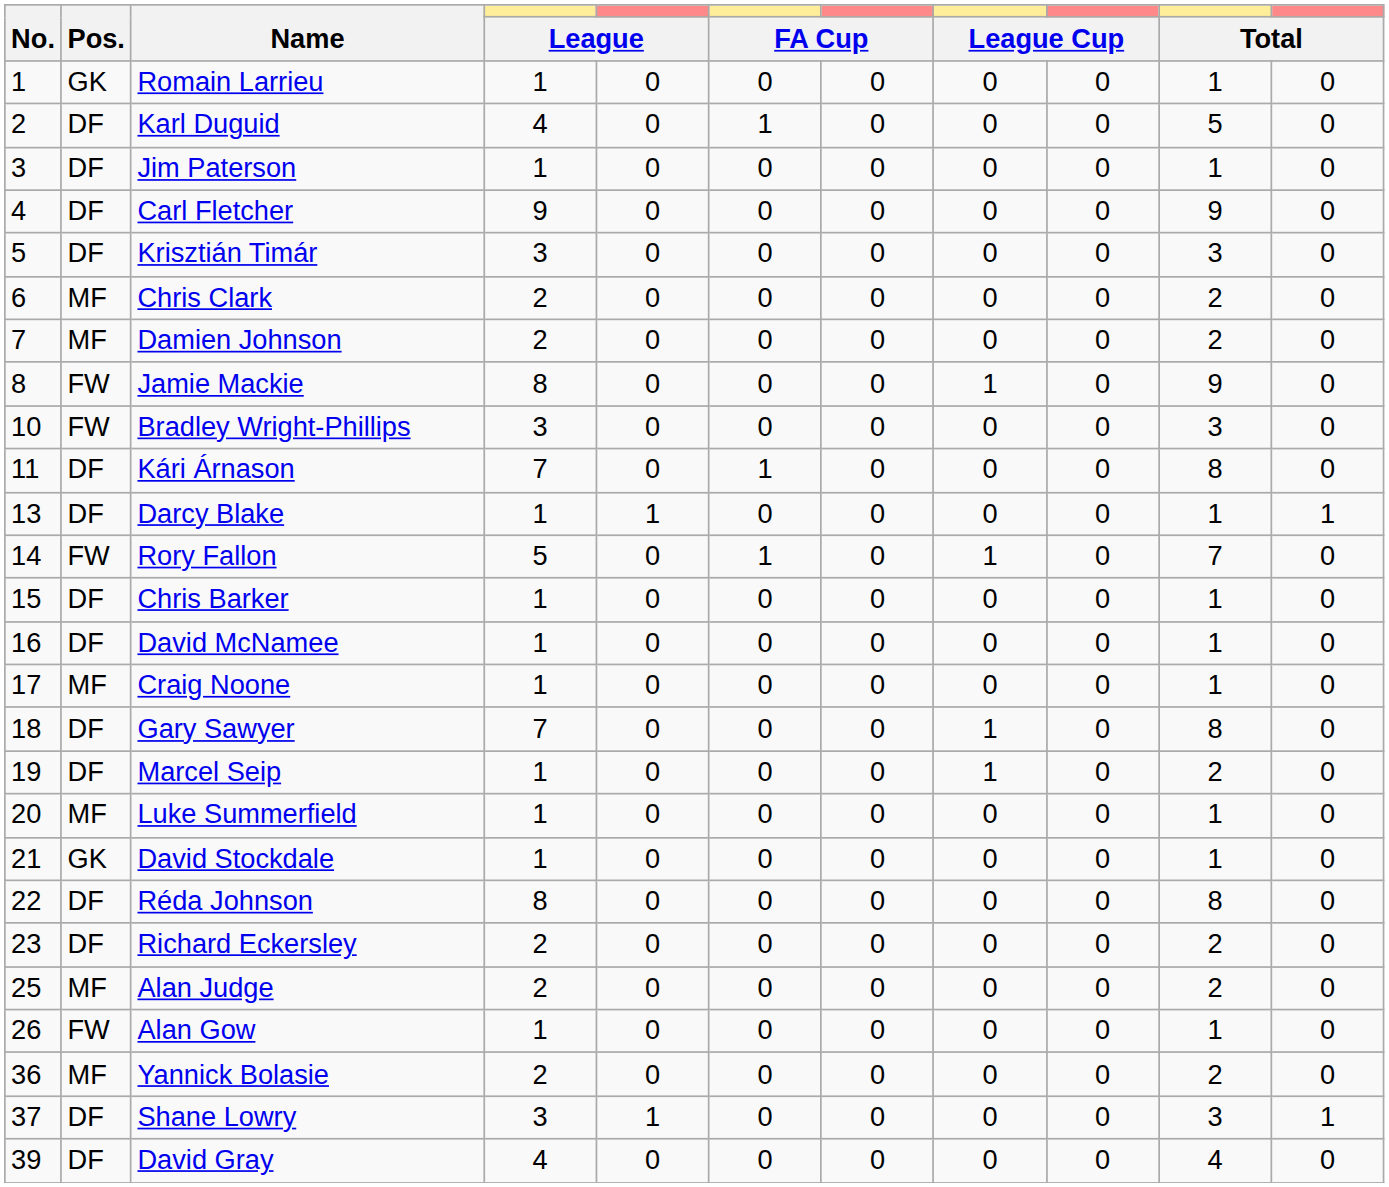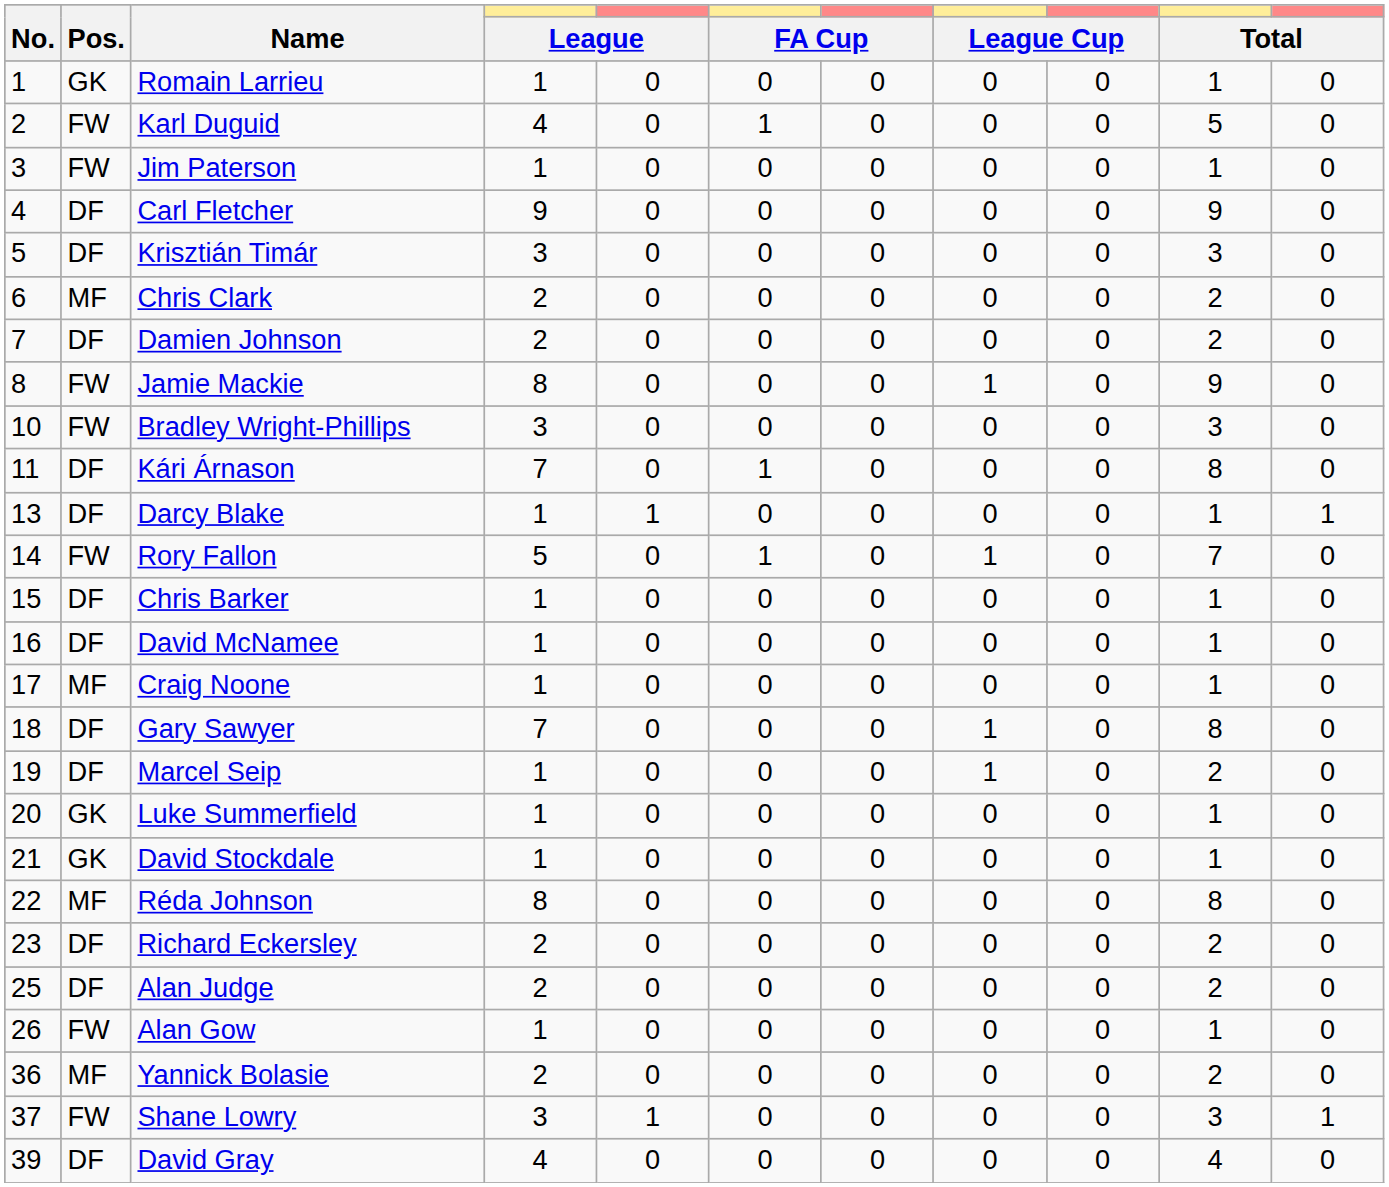(86, 124) DF -> (89, 124) FW
(86, 168) DF -> (89, 168) FW
(87, 340) MF -> (86, 340) DF
(87, 815) MF -> (87, 815) GK
(86, 901) DF -> (87, 901) MF
(87, 987) MF -> (86, 987) DF
(86, 1117) DF -> (89, 1117) FW
